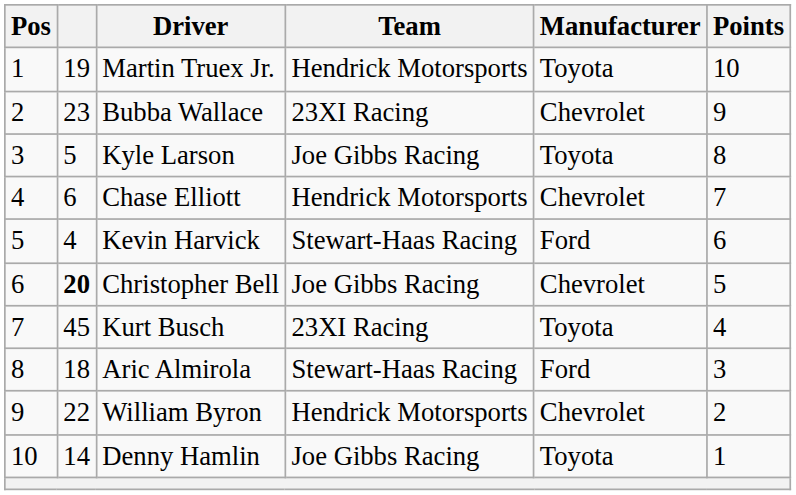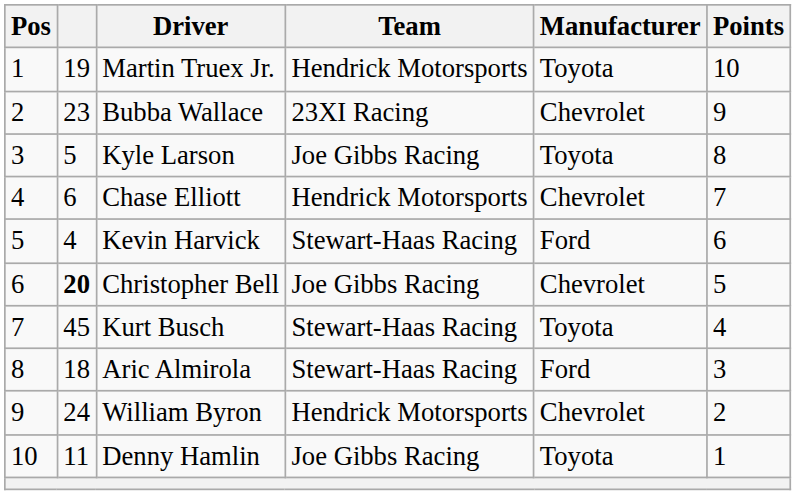(360, 326) 23XI Racing -> (404, 326) Stewart-Haas Racing
(77, 411) 22 -> (77, 411) 24
(77, 454) 14 -> (76, 454) 11
